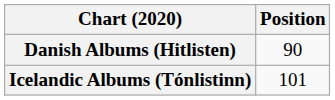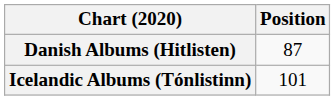(293, 49) 90 -> (293, 49) 87
